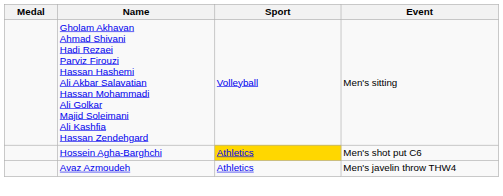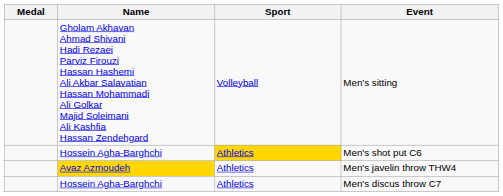(95, 168) no background -> (95, 168) gold background
+ row: (392, 183)
